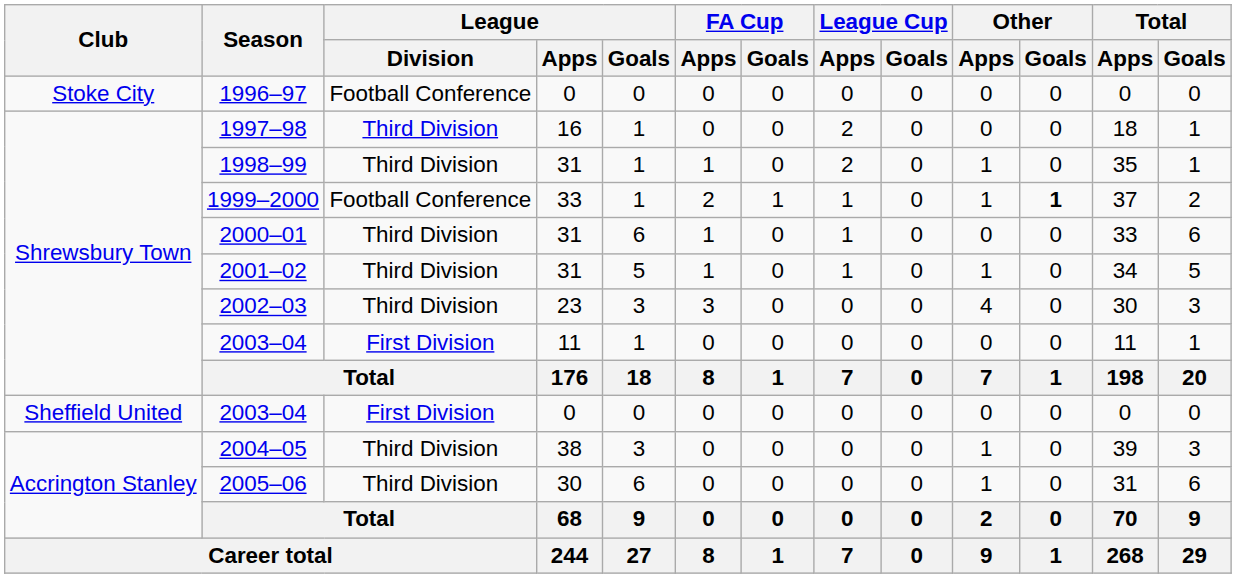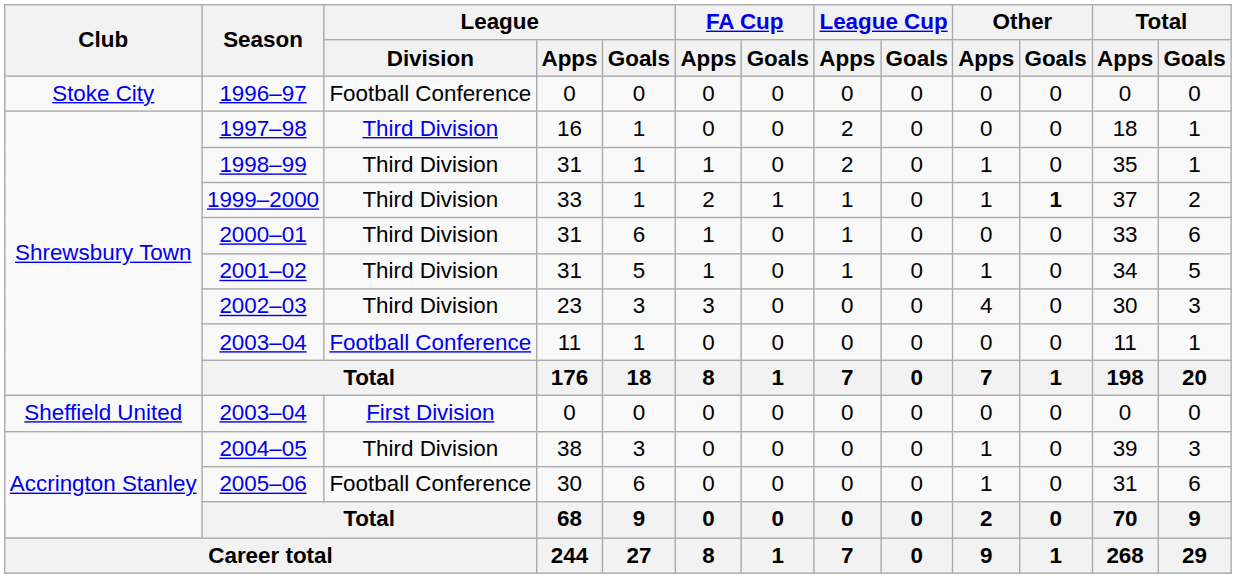(430, 199) Football Conference -> (430, 199) Third Division
(430, 341) First Division -> (430, 341) Football Conference
(430, 484) Third Division -> (430, 484) Football Conference
